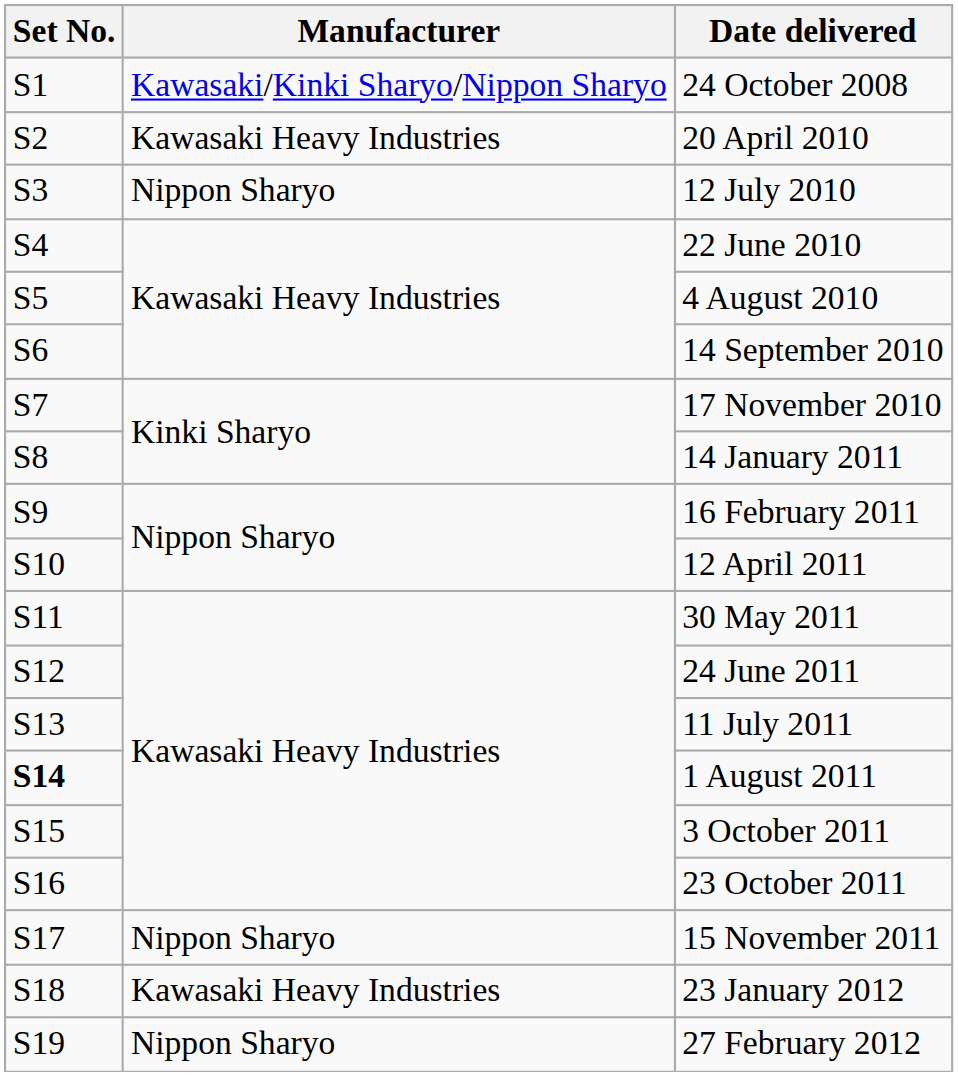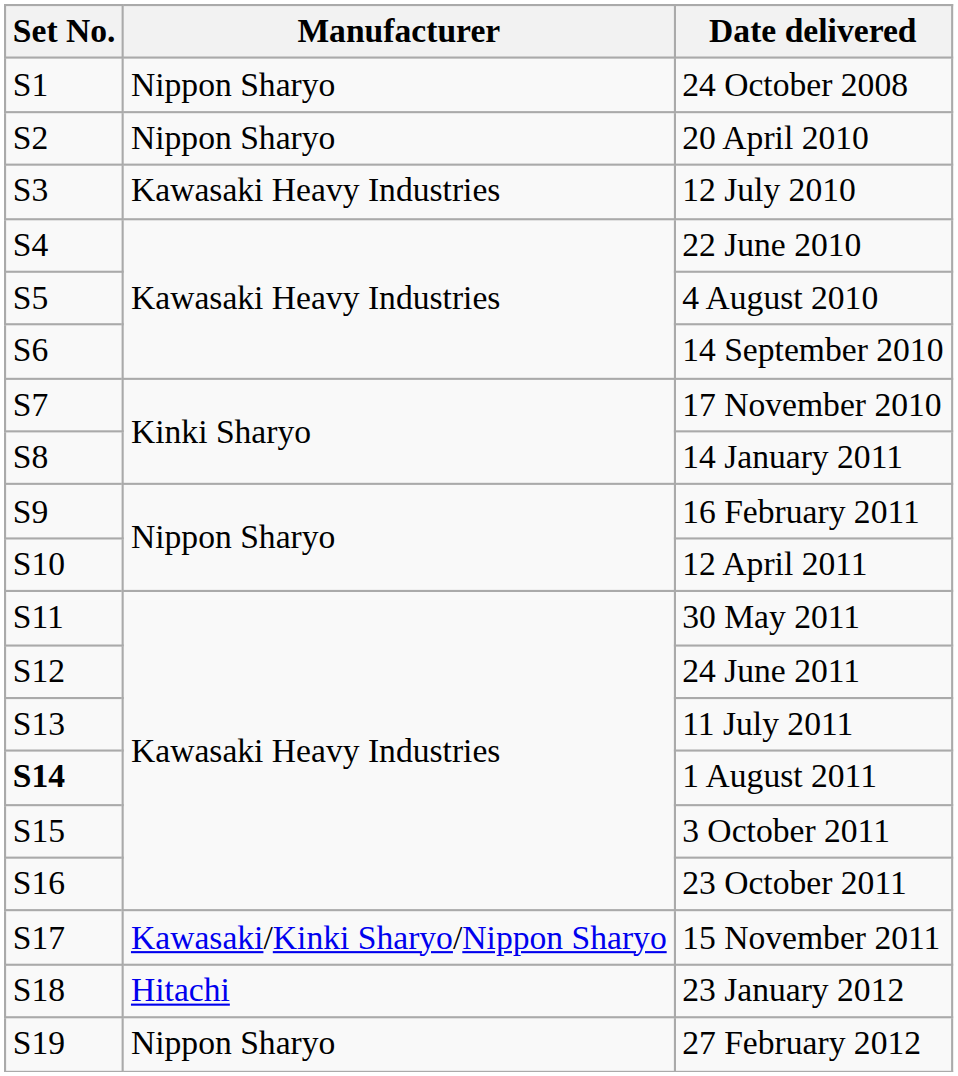(399, 84) Kawasaki/Kinki Sharyo/Nippon Sharyo -> (233, 84) Nippon Sharyo
(316, 137) Kawasaki Heavy Industries -> (233, 137) Nippon Sharyo
(233, 191) Nippon Sharyo -> (316, 191) Kawasaki Heavy Industries
(233, 937) Nippon Sharyo -> (399, 937) Kawasaki/Kinki Sharyo/Nippon Sharyo
(316, 990) Kawasaki Heavy Industries -> (180, 990) Hitachi
